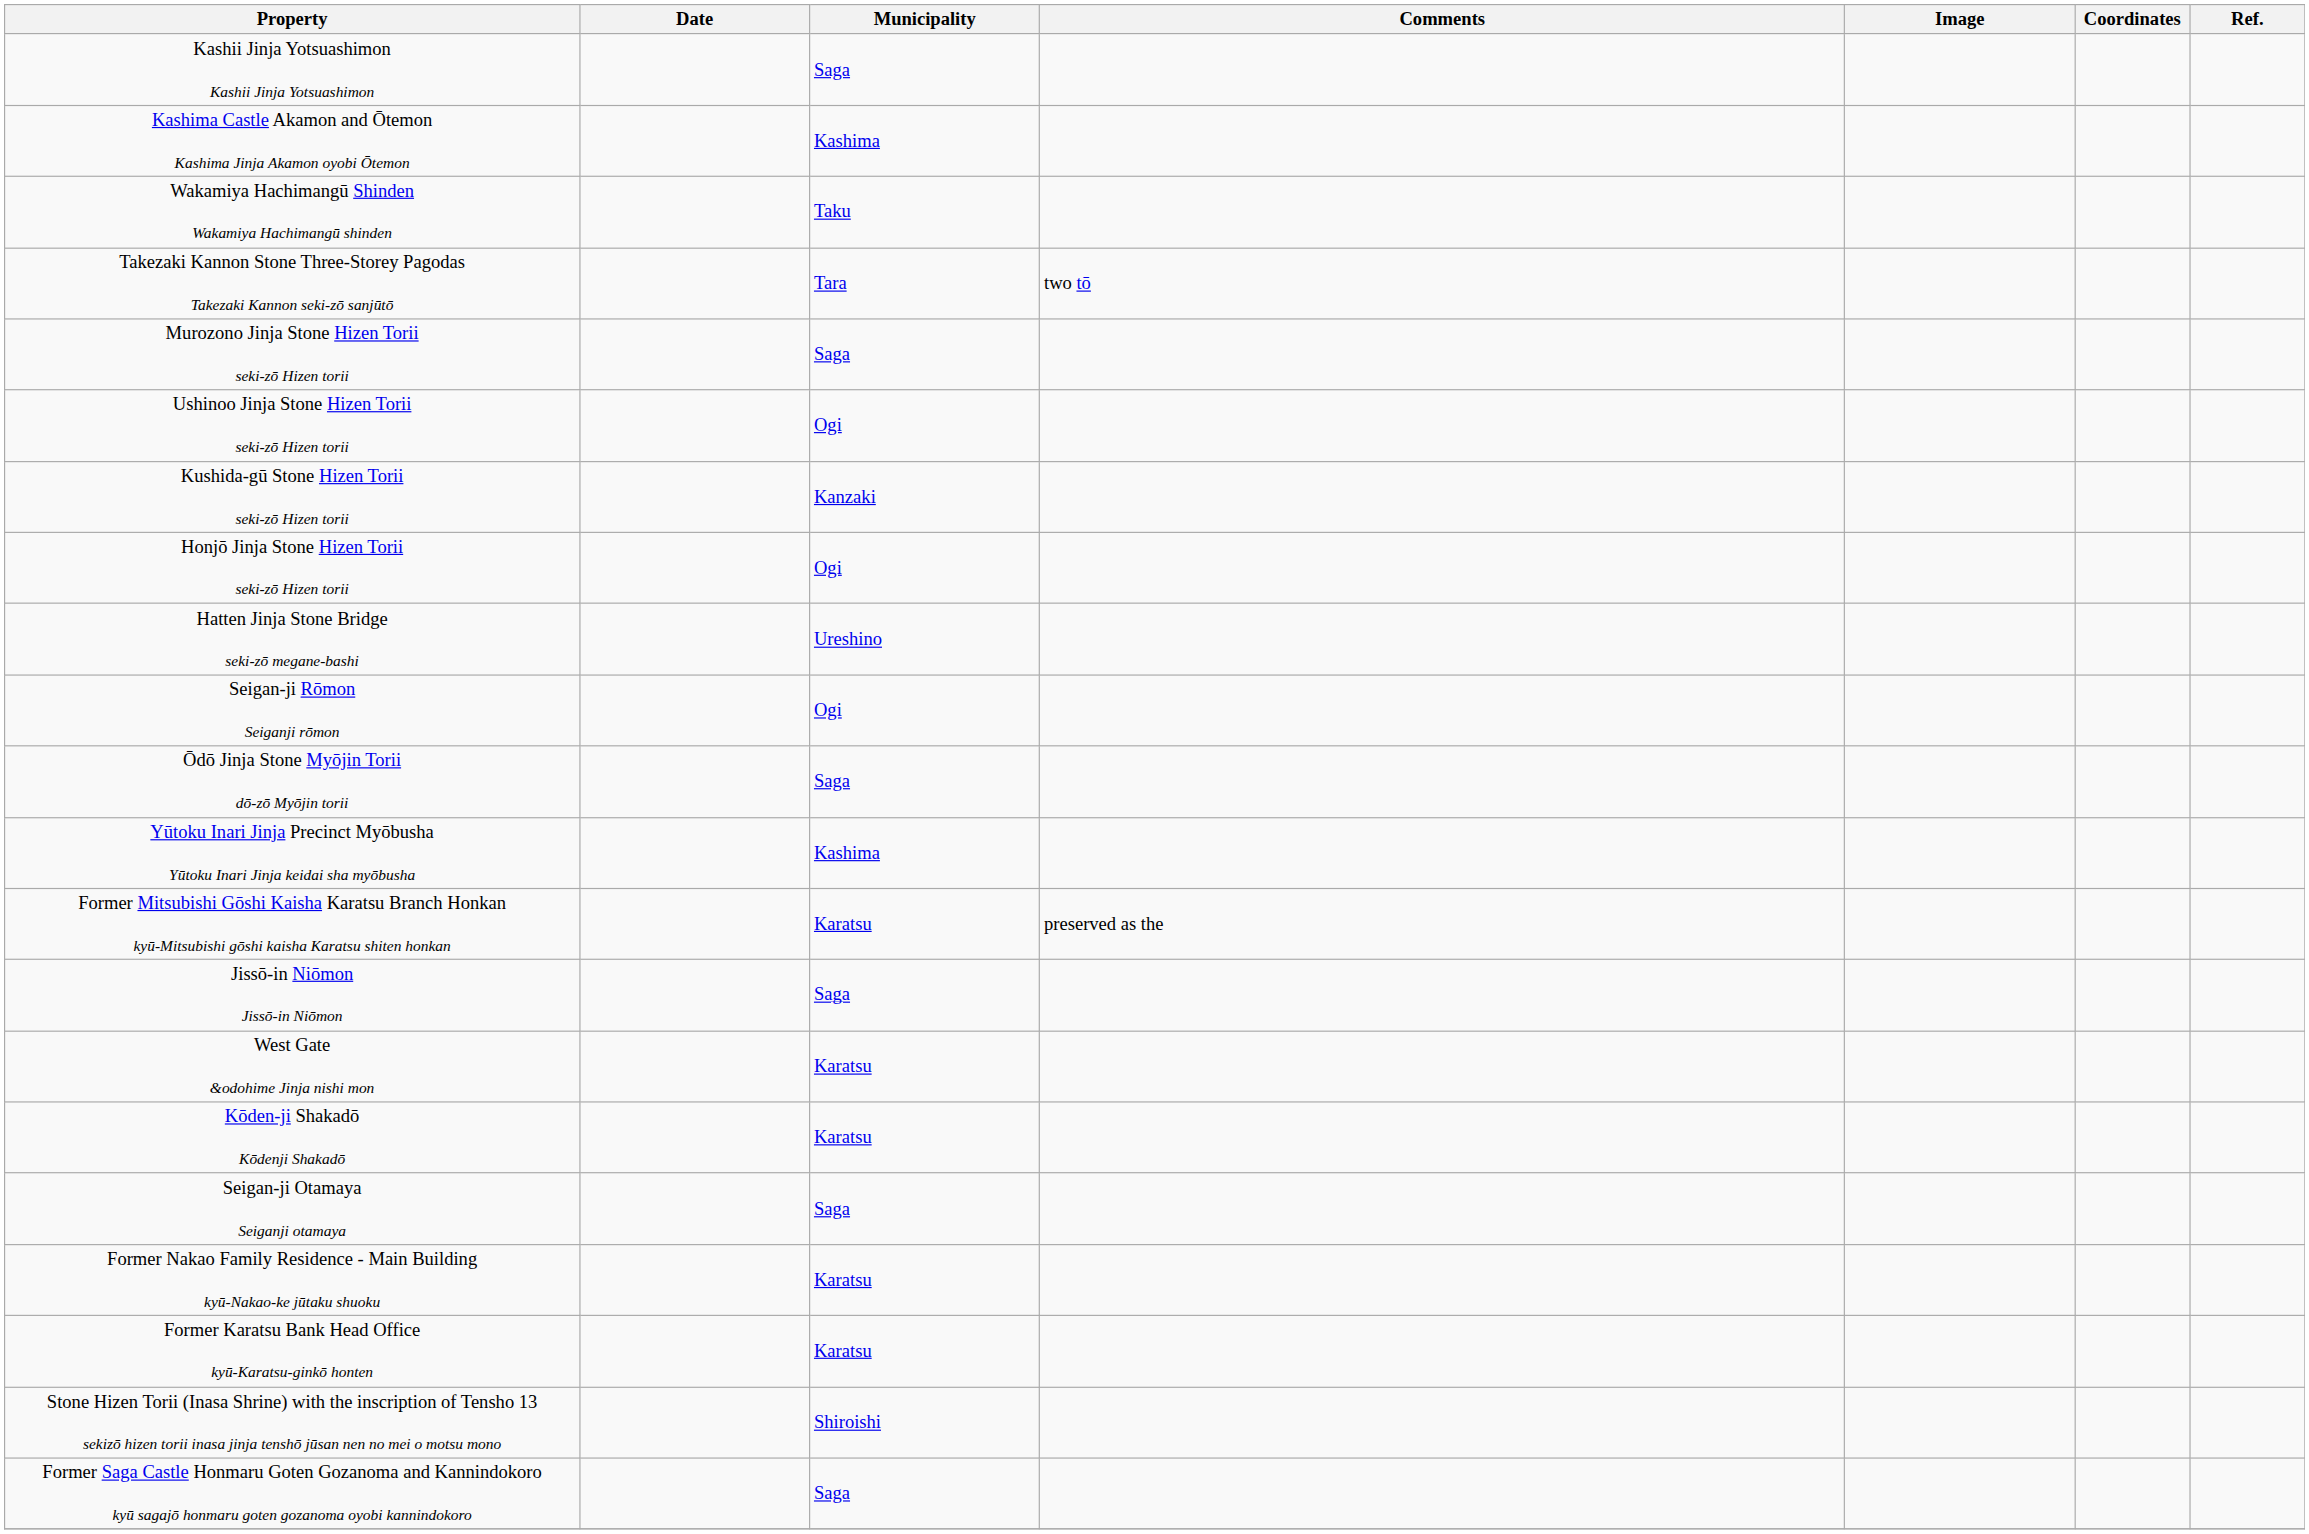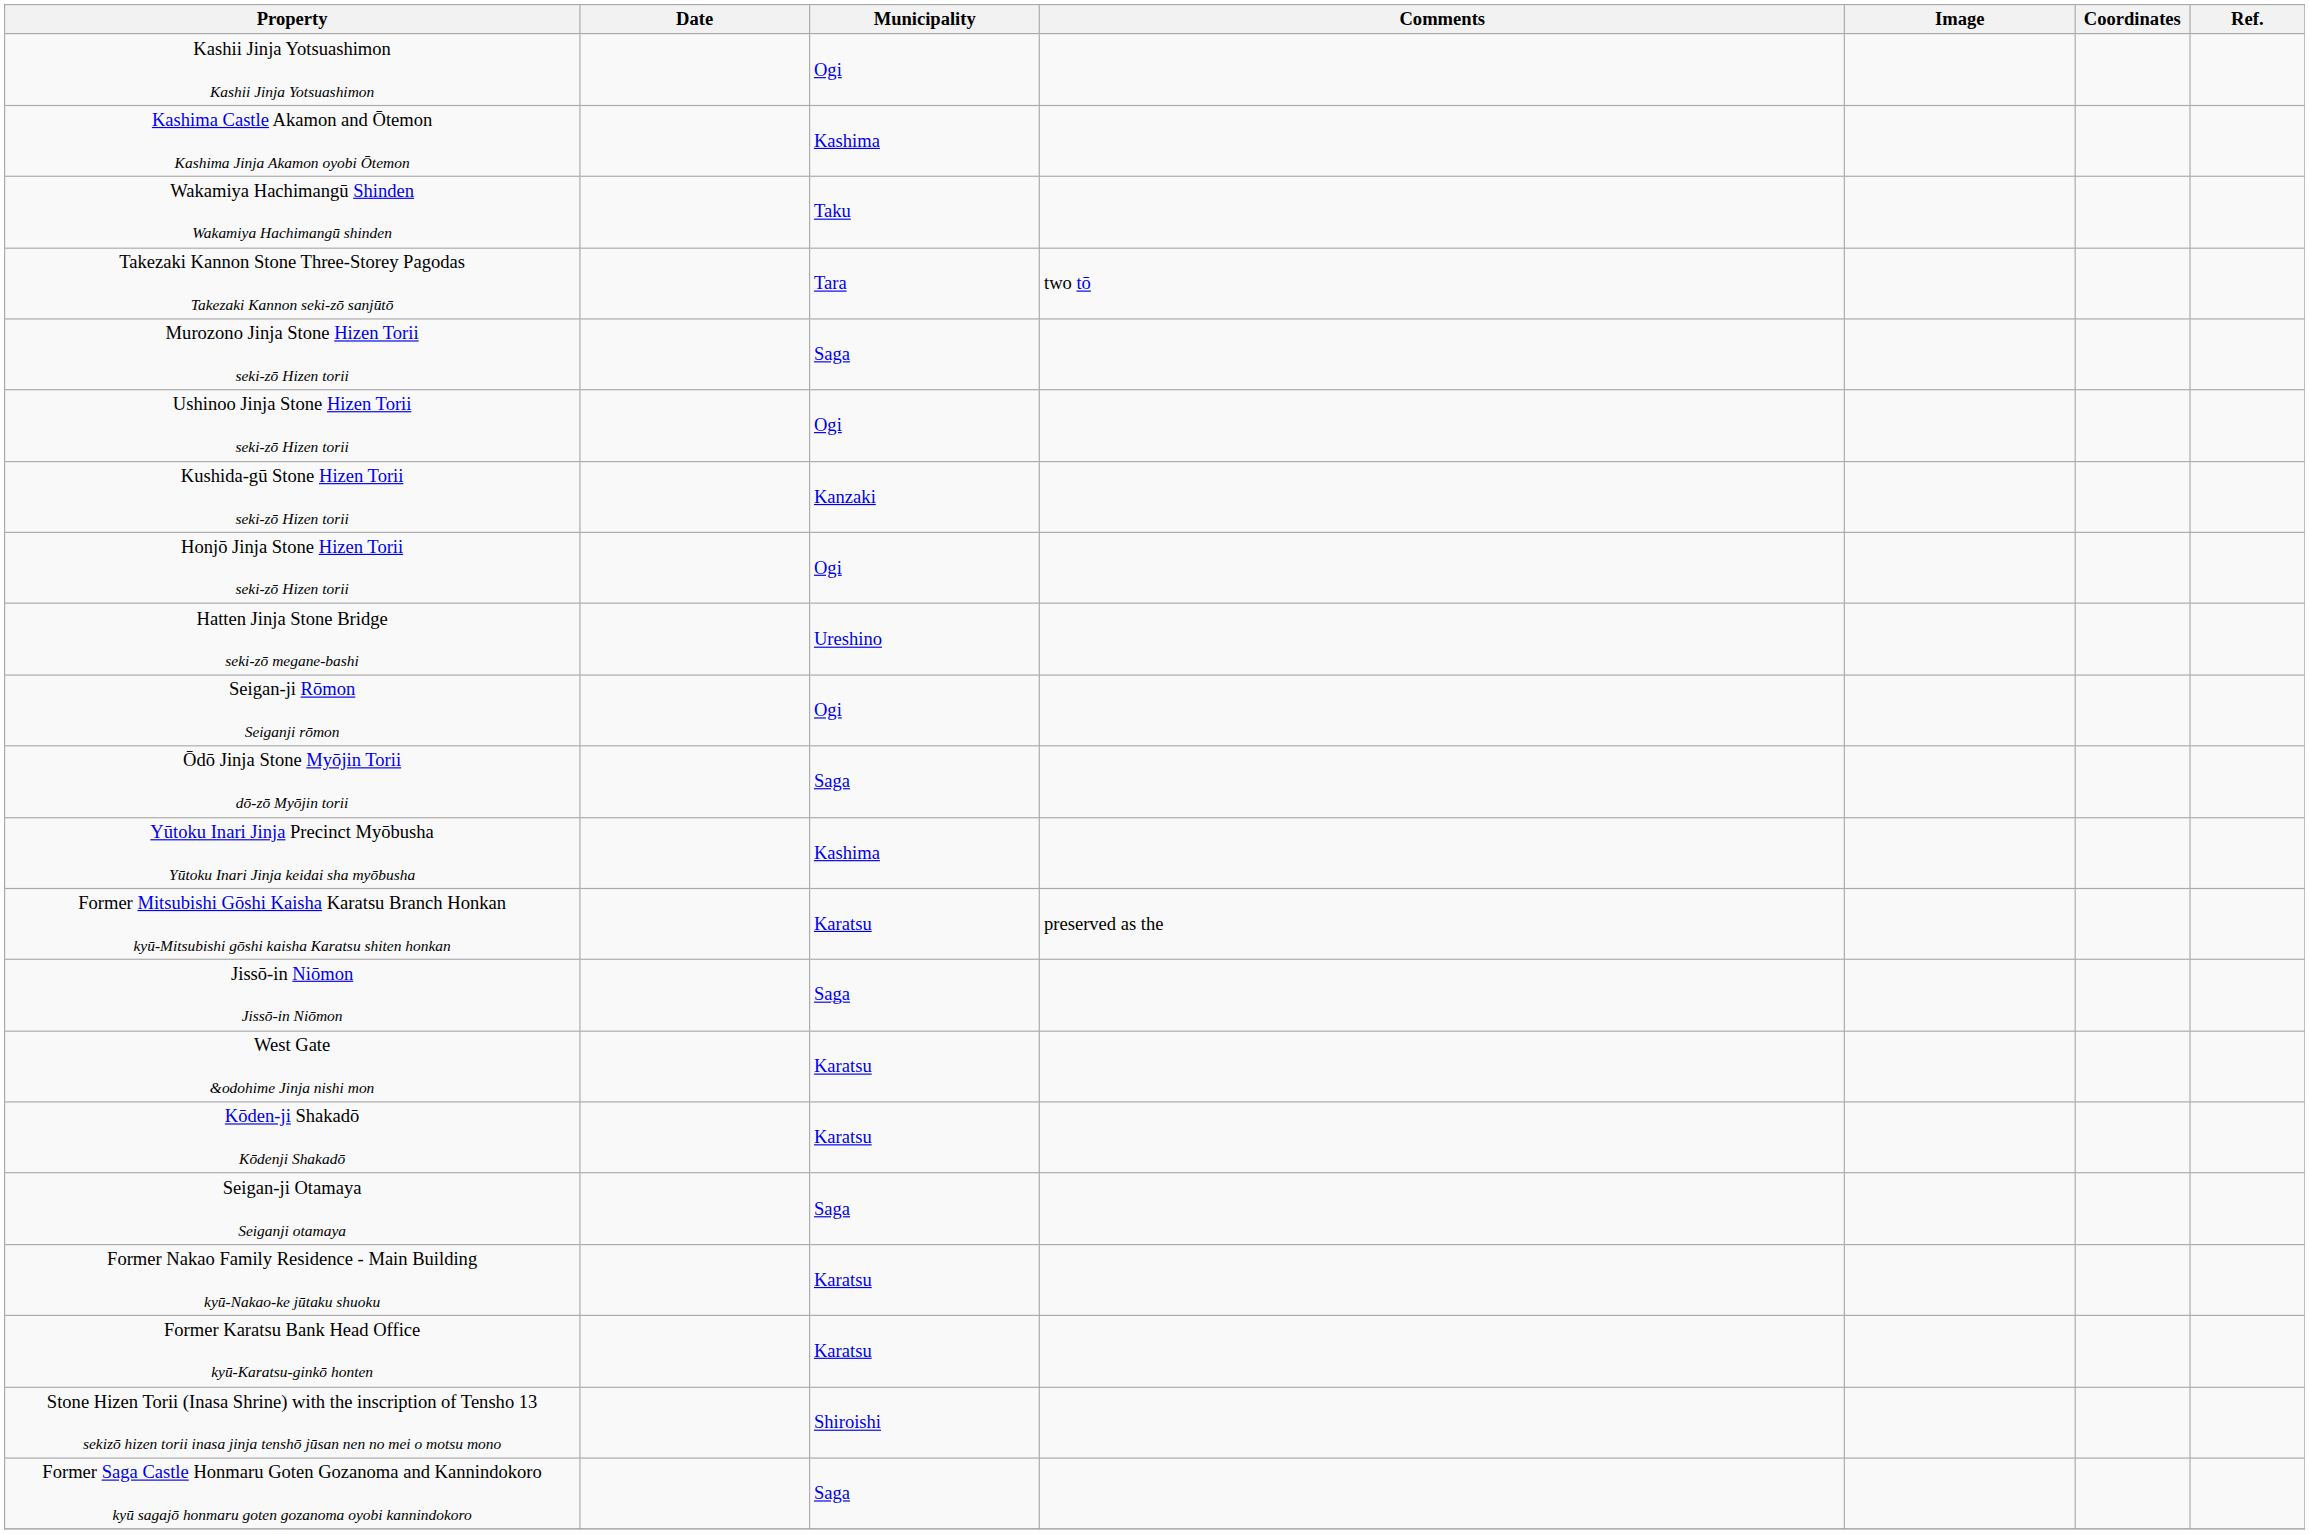(832, 69) Saga -> (828, 69) Ogi
